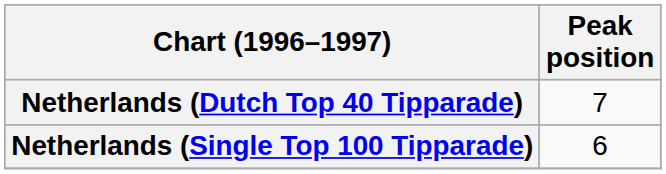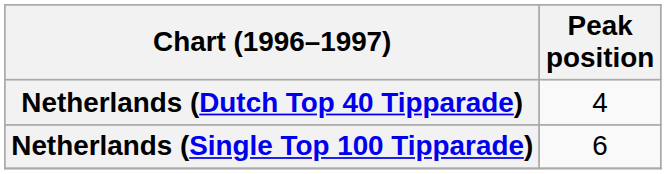(600, 102) 7 -> (600, 102) 4
